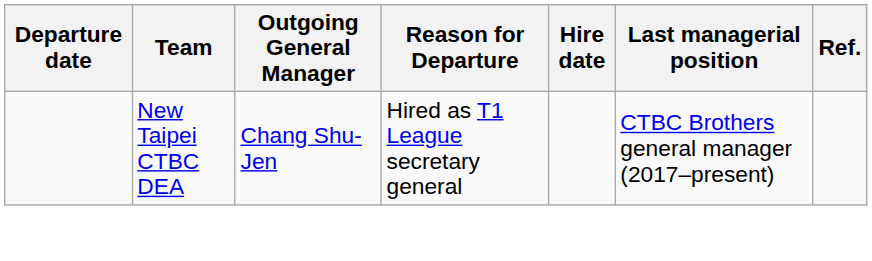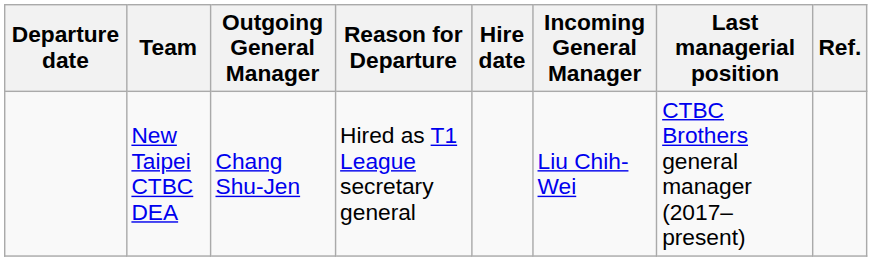+ column: (595, 48)
